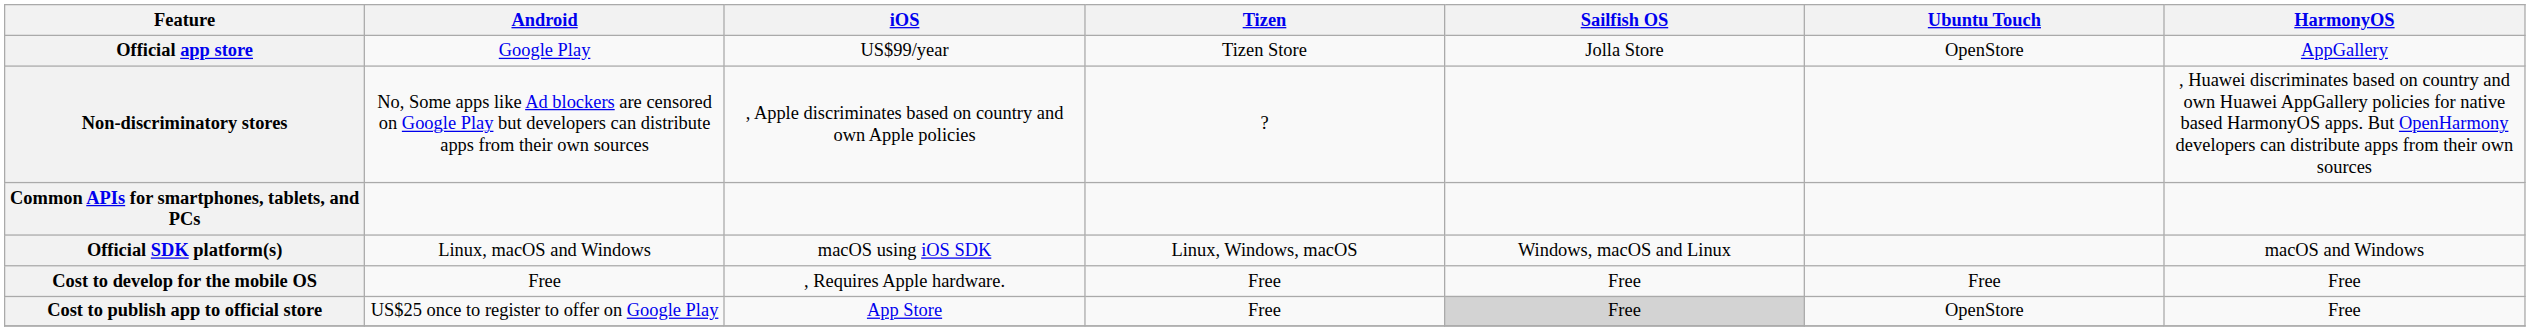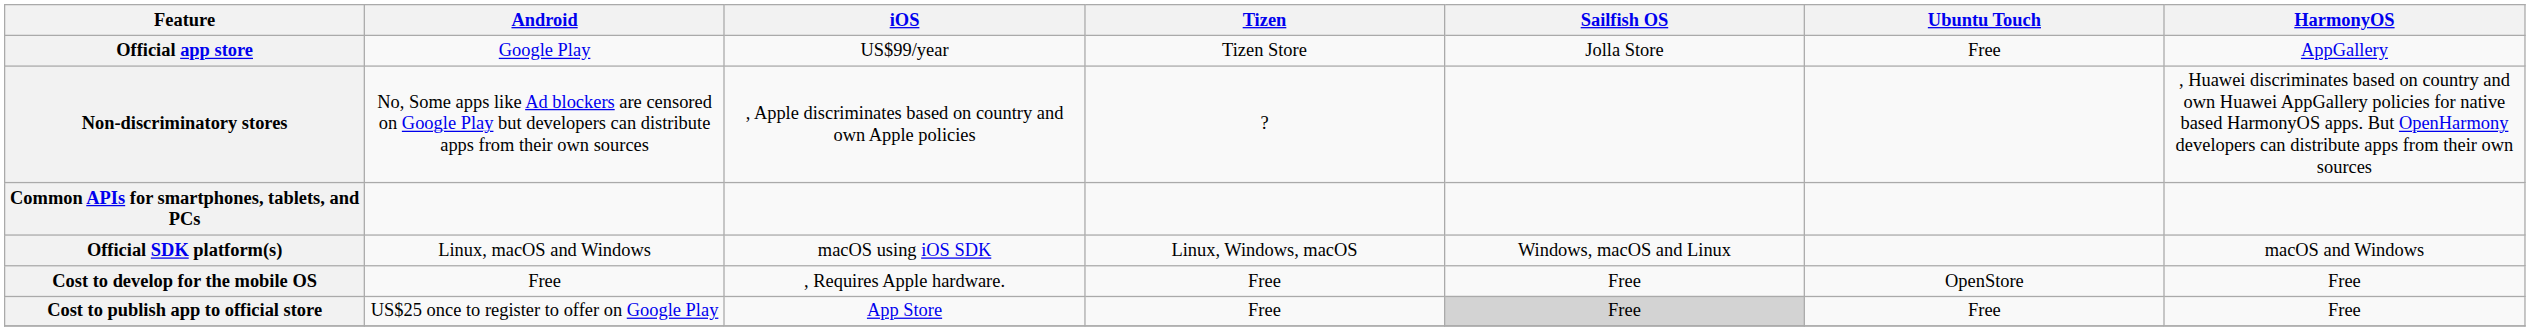(1984, 50) OpenStore -> (1984, 50) Free
(1984, 280) Free -> (1984, 280) OpenStore
(1984, 311) OpenStore -> (1984, 311) Free
